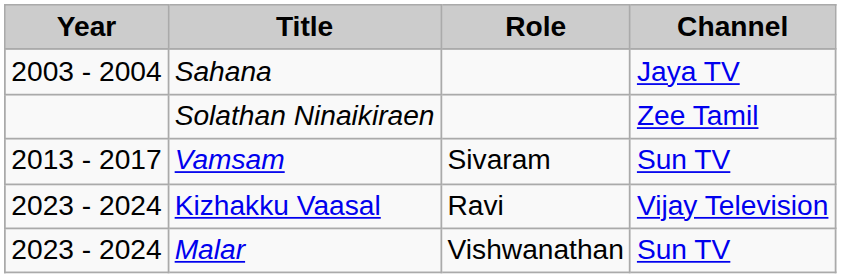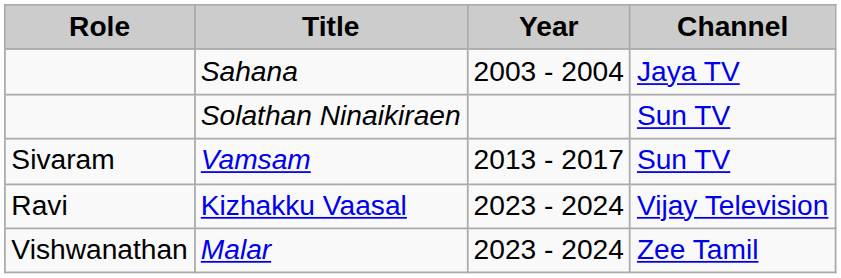columns swapped: (87, 26) <-> (536, 26)
(698, 116) Zee Tamil -> (684, 116) Sun TV
(684, 250) Sun TV -> (698, 250) Zee Tamil
